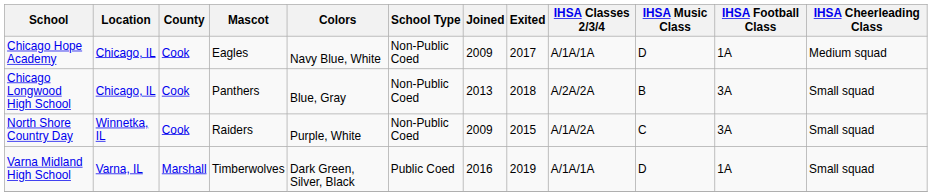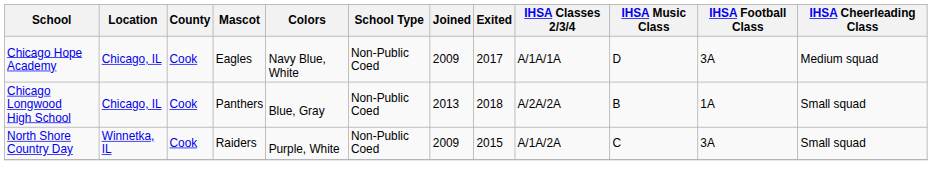(725, 52) 1A -> (708, 59) 3A
(725, 91) 3A -> (708, 104) 1A
- row: (45, 168)
